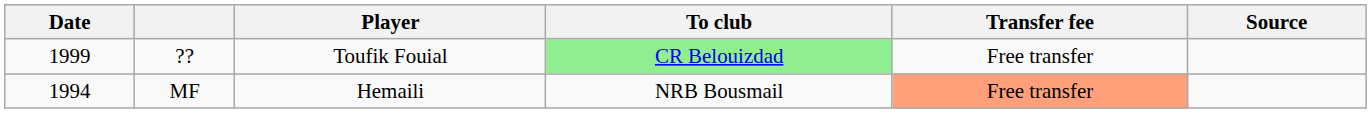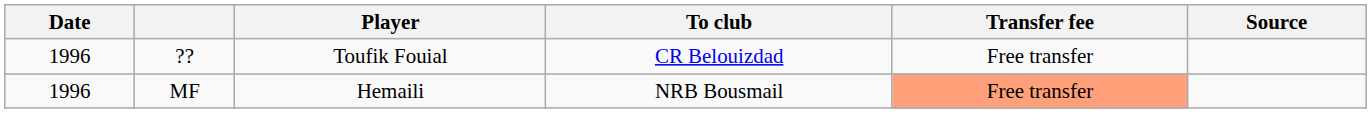(70, 55) 1999 -> (70, 55) 1996
(719, 55) lightgreen background -> (719, 55) no background
(70, 90) 1994 -> (70, 90) 1996
